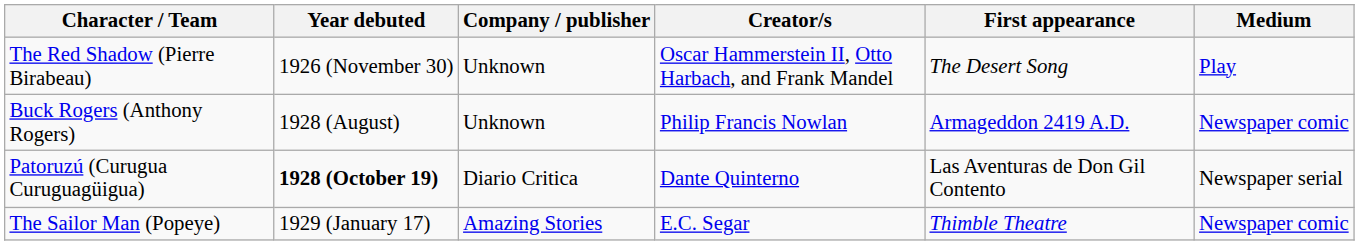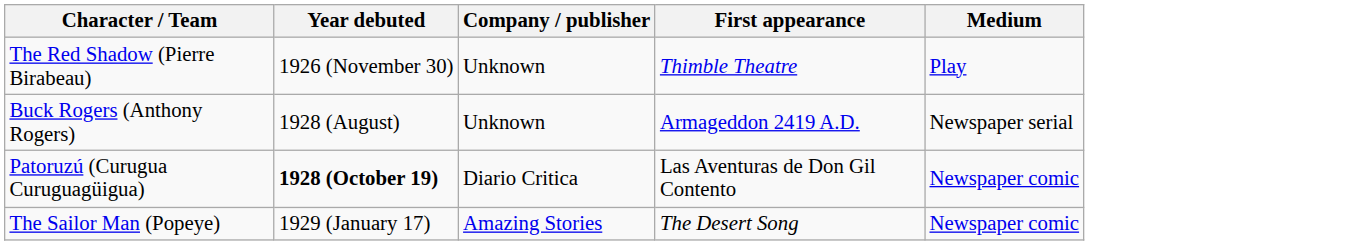- column: (790, 20)
(999, 65) The Desert Song -> (729, 65) Thimble Theatre
(1274, 122) Newspaper comic -> (1001, 122) Newspaper serial
(1271, 178) Newspaper serial -> (1004, 178) Newspaper comic
(998, 223) Thimble Theatre -> (729, 223) The Desert Song
